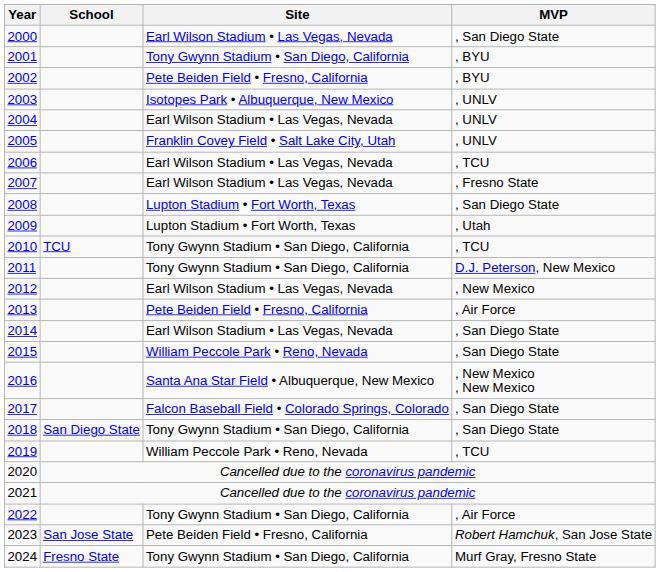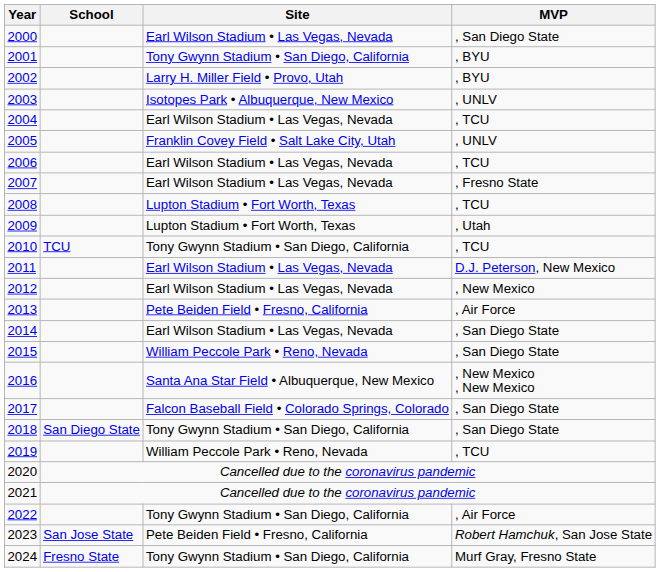(257, 78) Pete Beiden Field • Fresno, California -> (245, 78) Larry H. Miller Field • Provo, Utah
(476, 120) , UNLV -> (472, 120) , TCU
(507, 204) , San Diego State -> (472, 204) , TCU
(277, 267) Tony Gwynn Stadium • San Diego, California -> (269, 267) Earl Wilson Stadium • Las Vegas, Nevada
